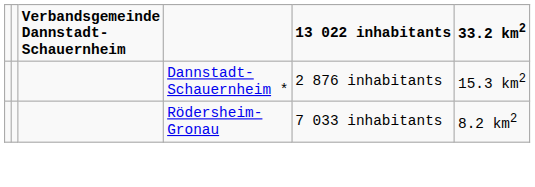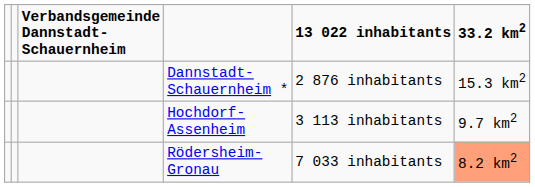+ row: (206, 122)
(488, 122) no background -> (488, 162) lightsalmon background
